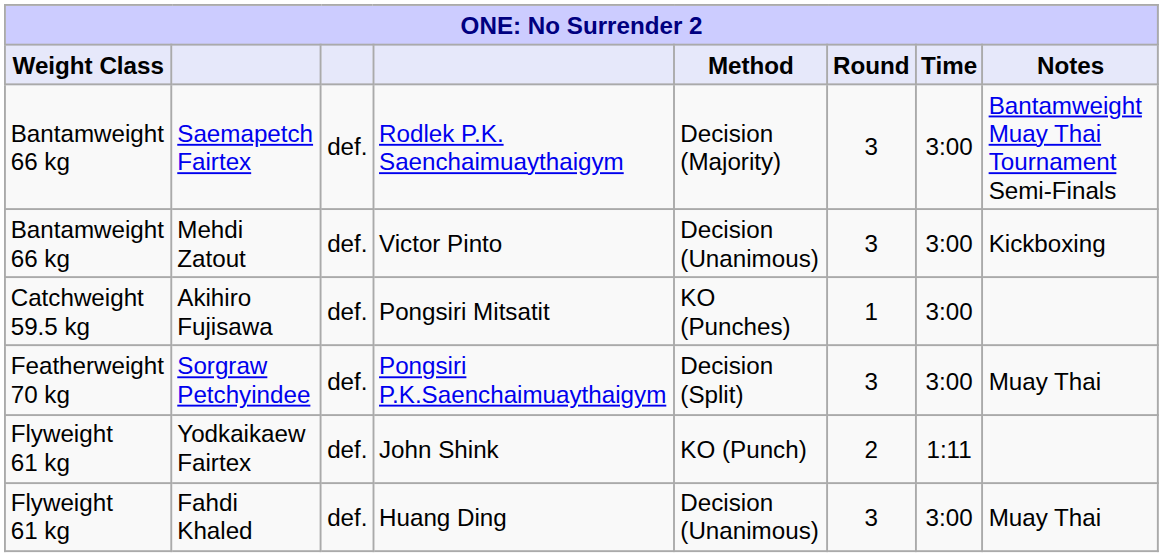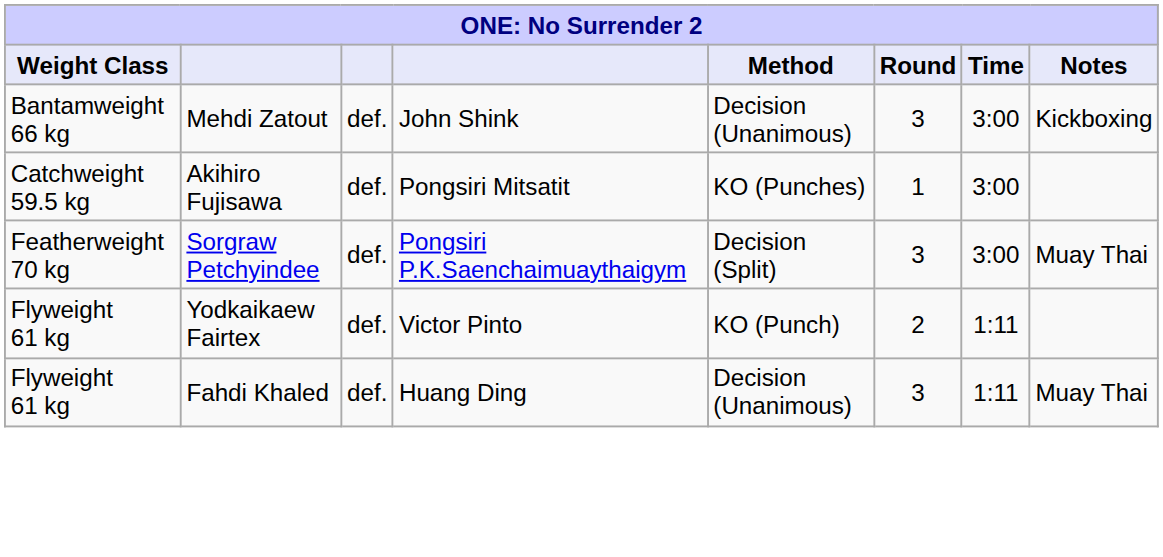- row: (245, 147)
(441, 244) Victor Pinto -> (459, 119) John Shink
(439, 448) John Shink -> (461, 323) Victor Pinto
(949, 516) 3:00 -> (996, 391) 1:11
